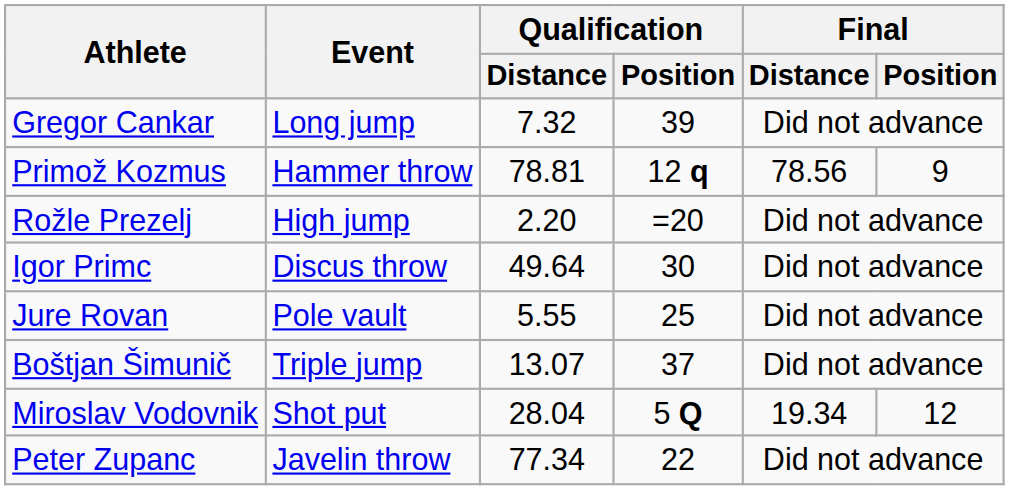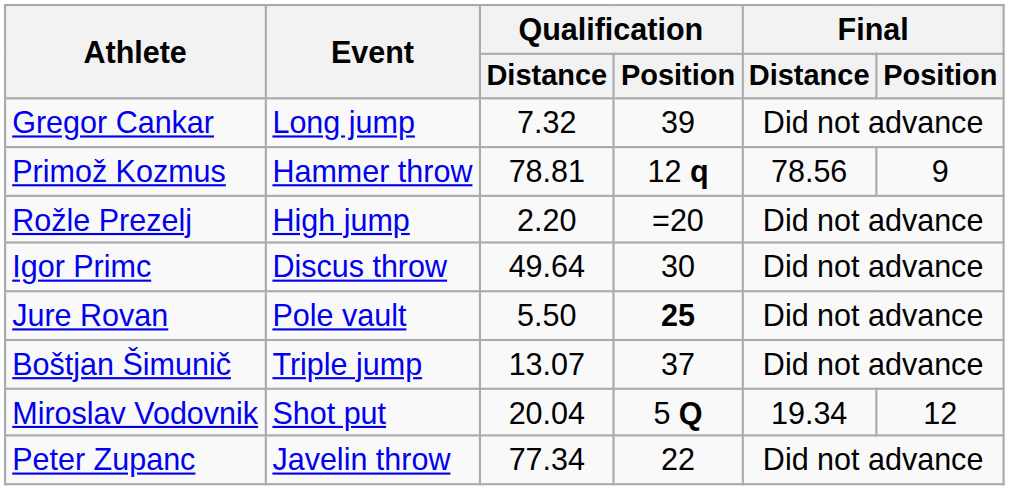(547, 316) 5.55 -> (547, 316) 5.50
(678, 316) normal -> (678, 316) bold
(547, 413) 28.04 -> (547, 413) 20.04
